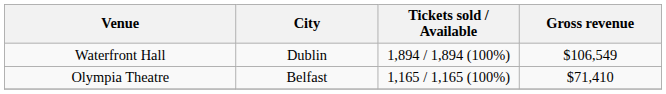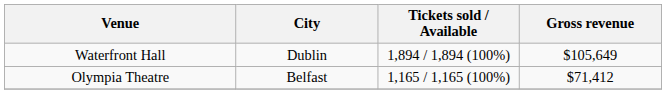(590, 54) $106,549 -> (590, 54) $105,649
(590, 77) $71,410 -> (590, 77) $71,412
